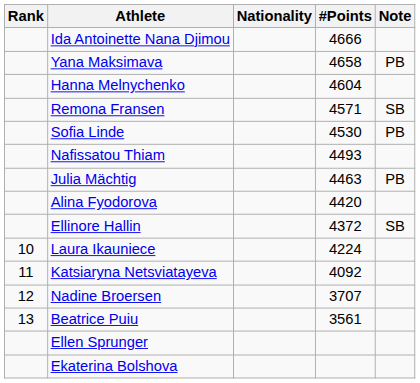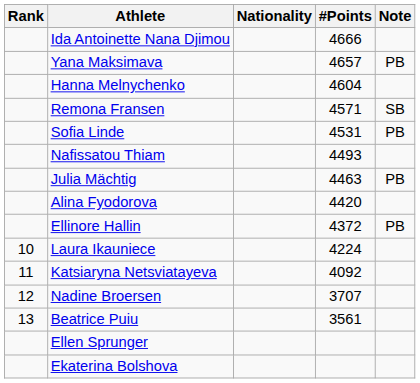(345, 62) 4658 -> (345, 62) 4657
(345, 132) 4530 -> (345, 132) 4531
(395, 226) SB -> (395, 226) PB
